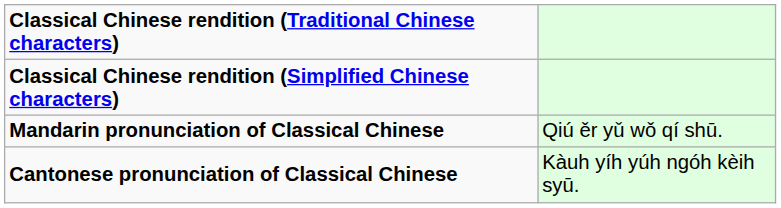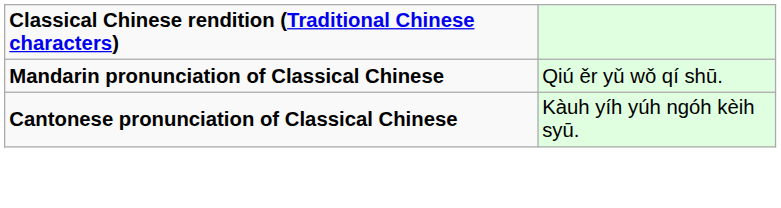- row: (239, 87)
